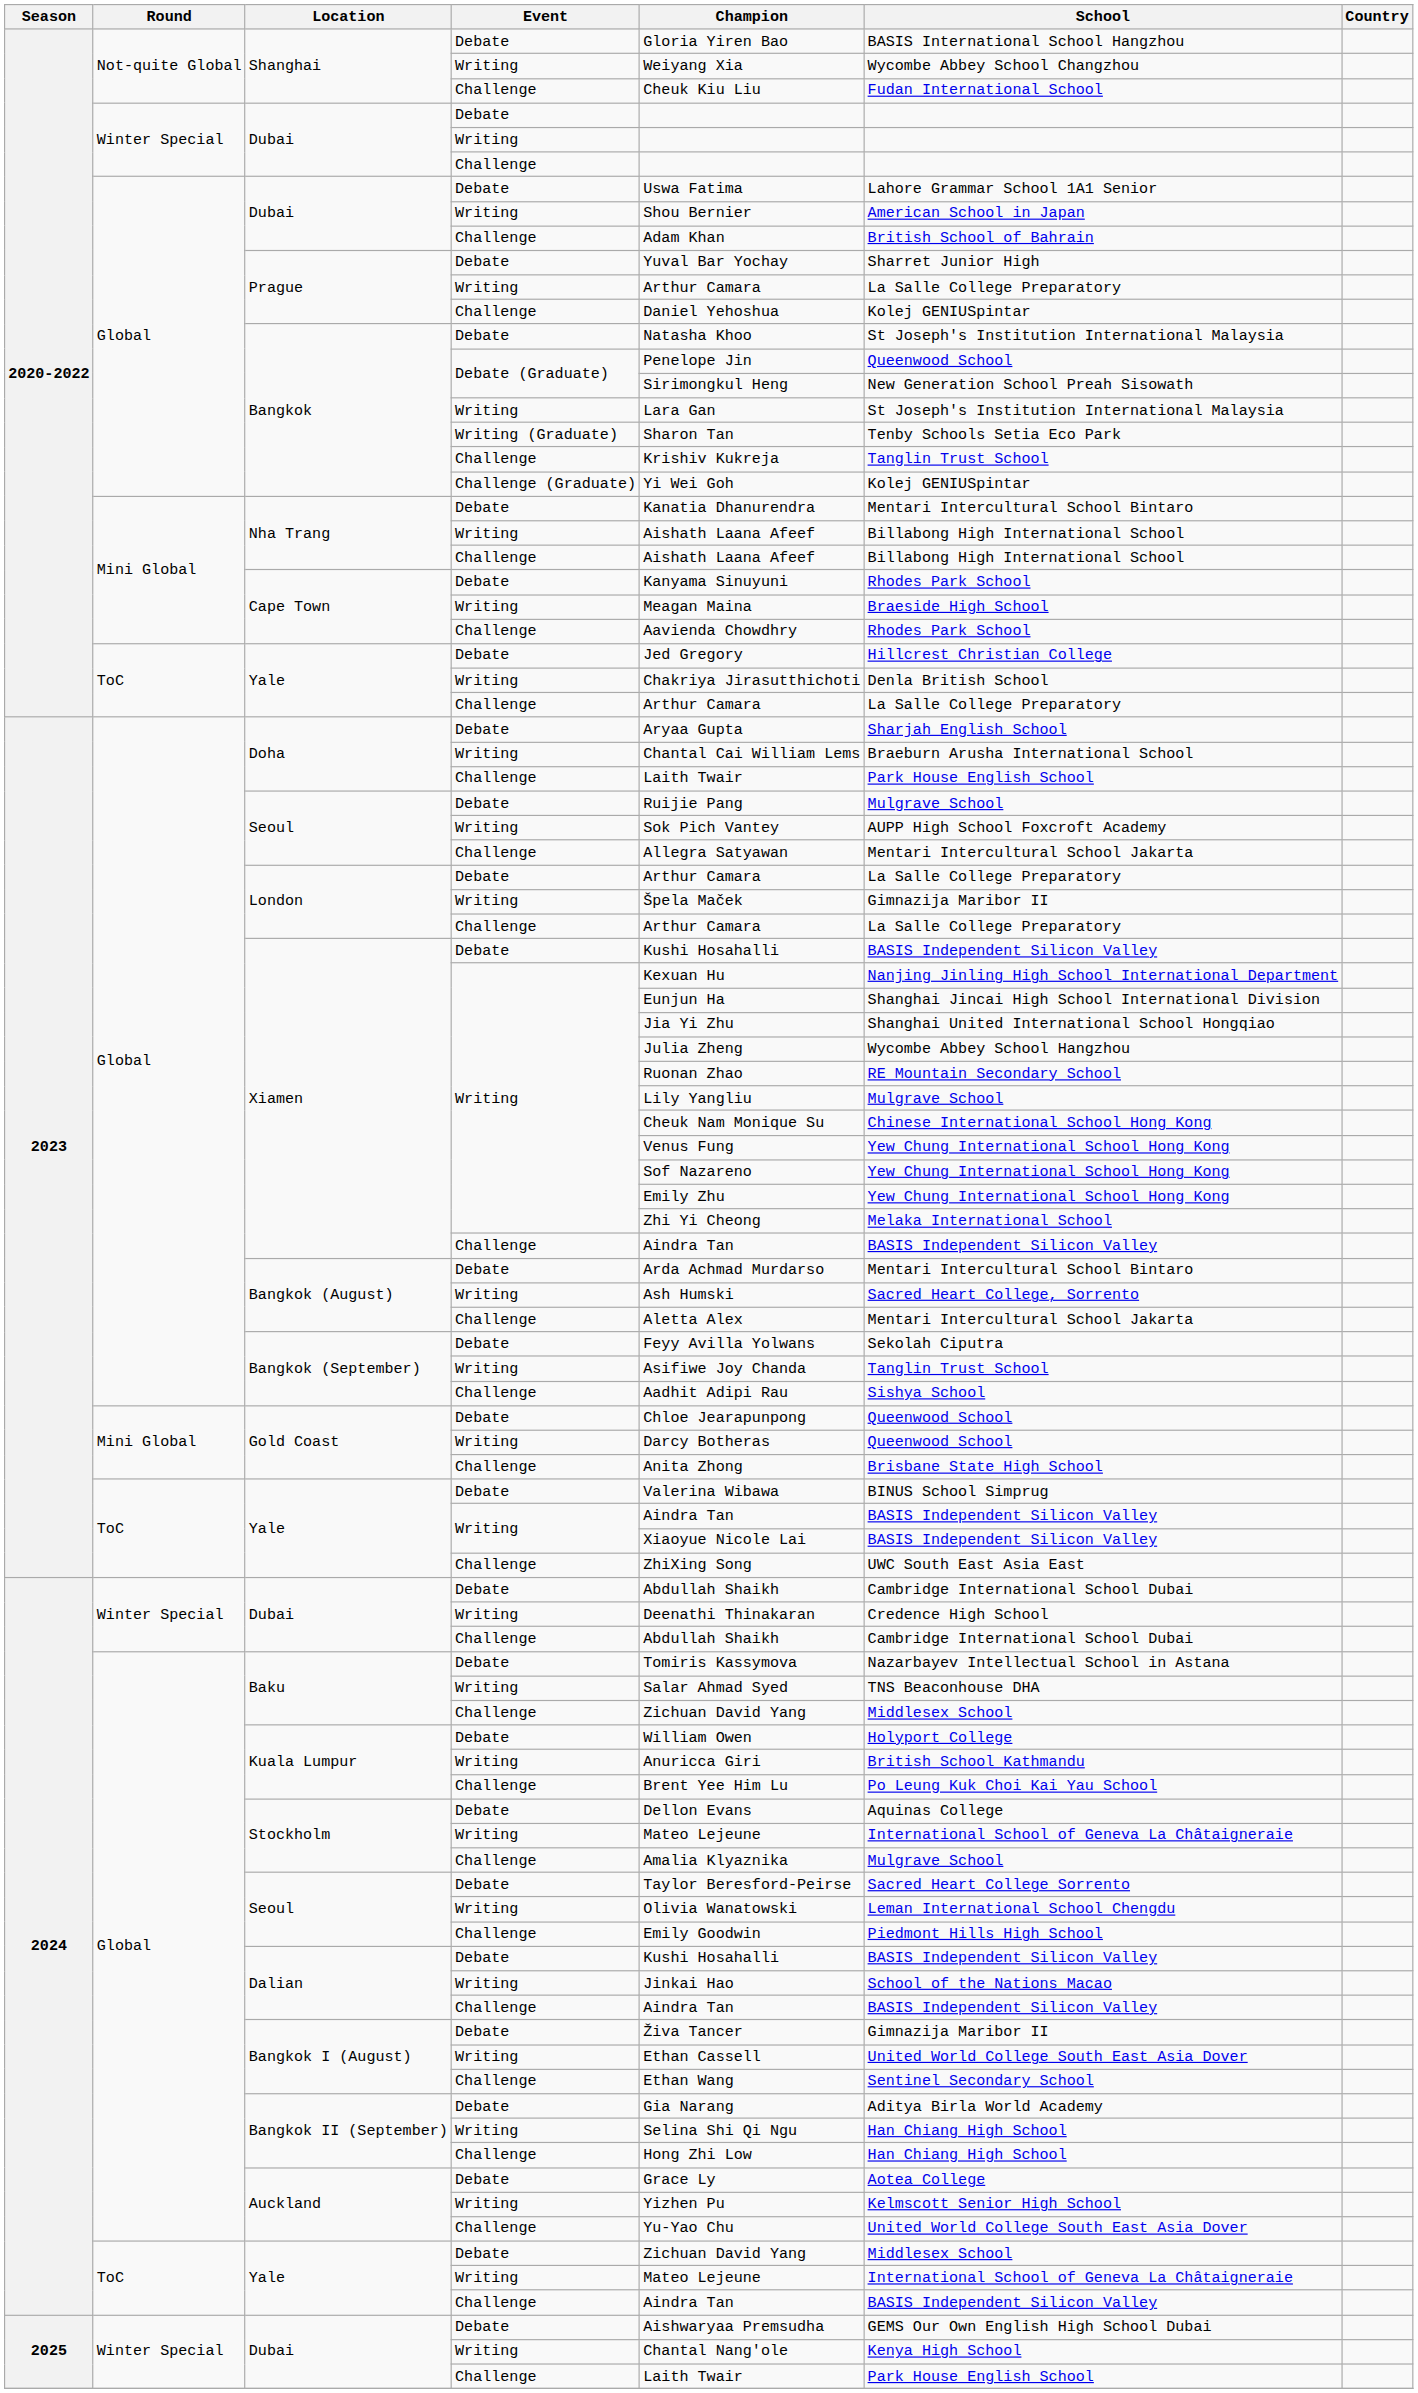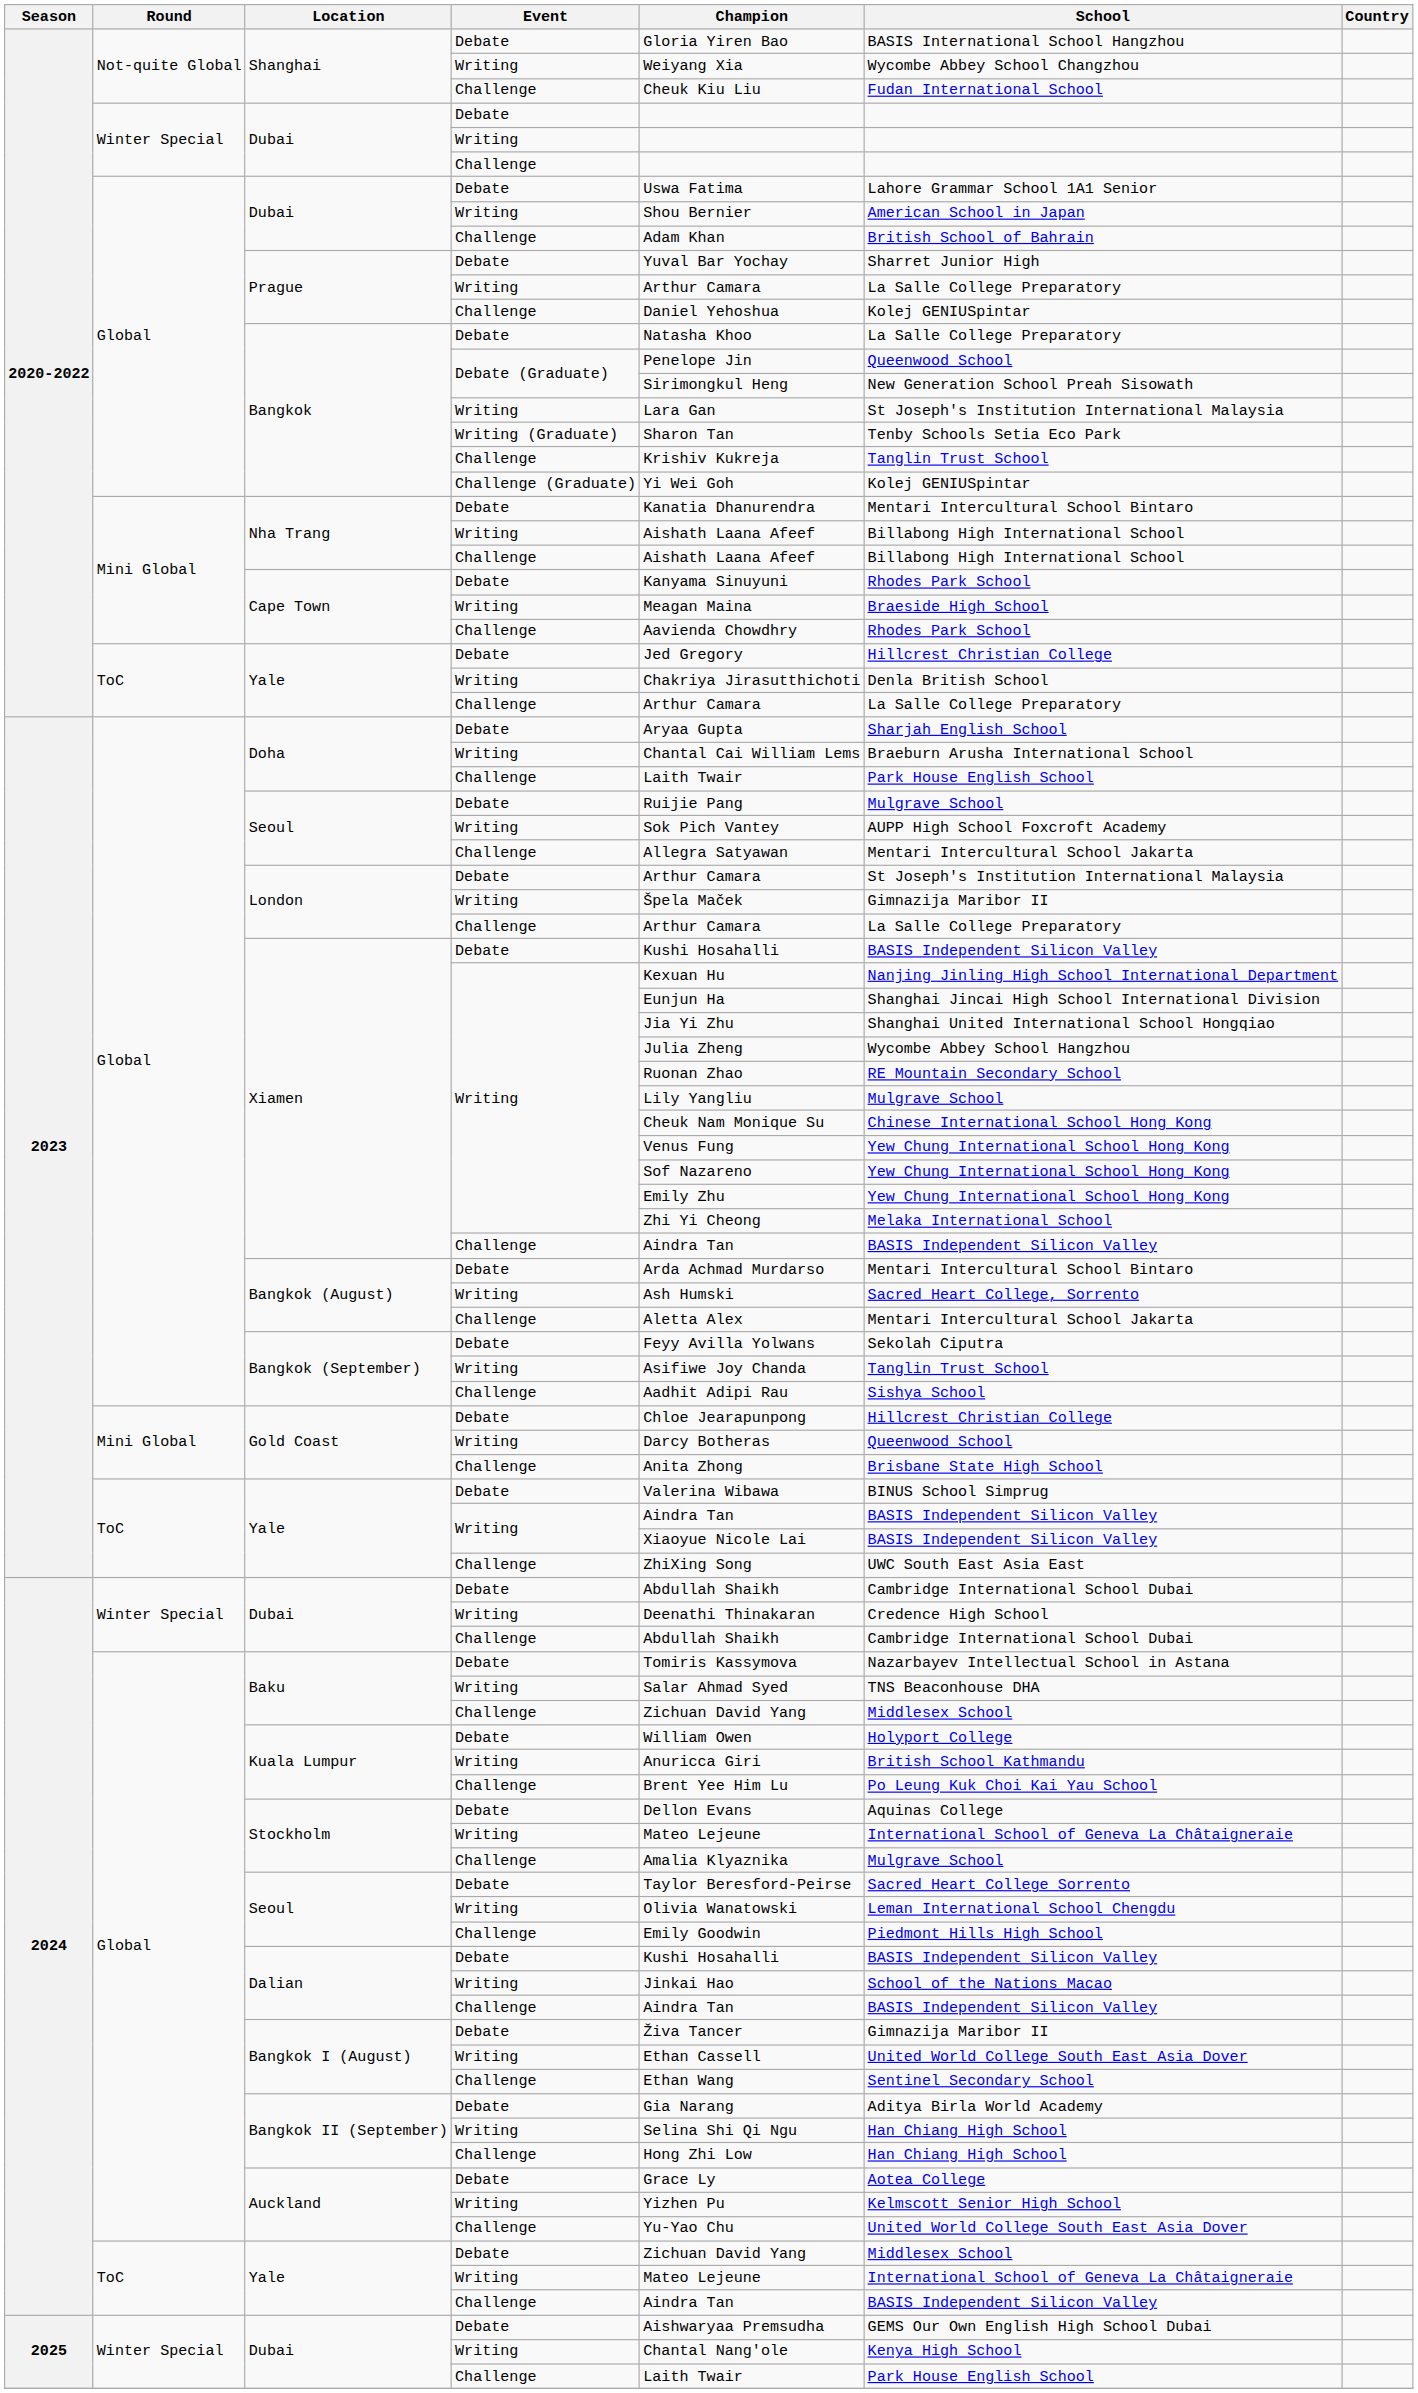(1076, 336) St Joseph's Institution International Malaysia -> (994, 336) La Salle College Preparatory
(994, 877) La Salle College Preparatory -> (1076, 877) St Joseph's Institution International Malaysia
(940, 1418) Queenwood School -> (990, 1418) Hillcrest Christian College
